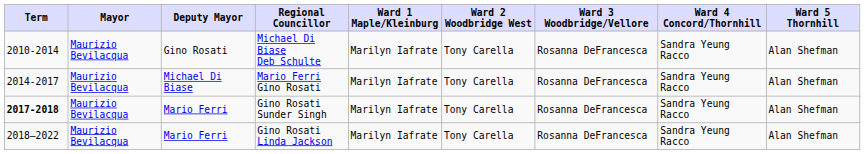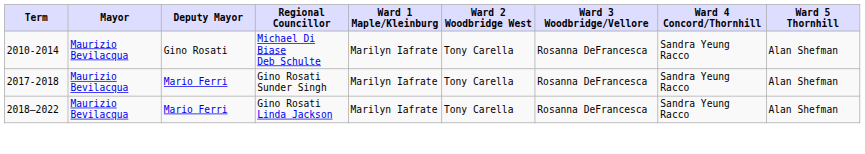- row: (289, 82)
(33, 109) bold -> (33, 82) normal
